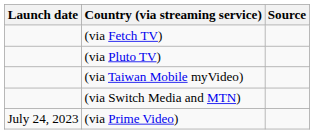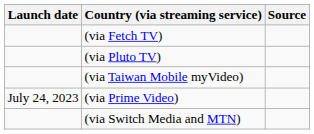rows swapped: (163, 98) <-> (131, 118)
